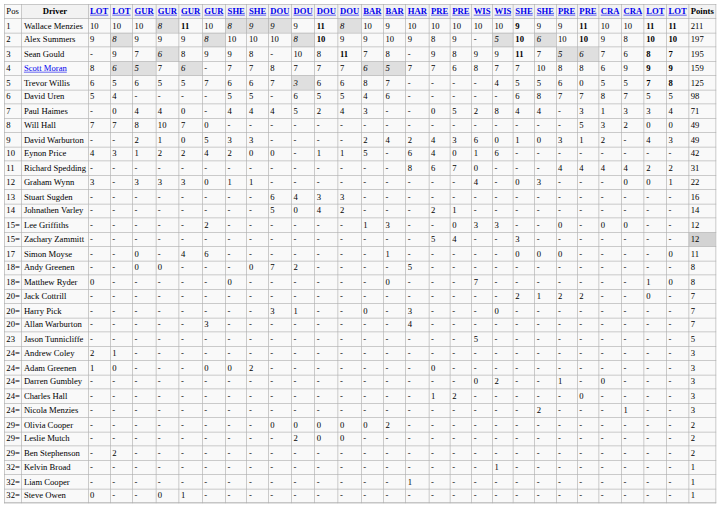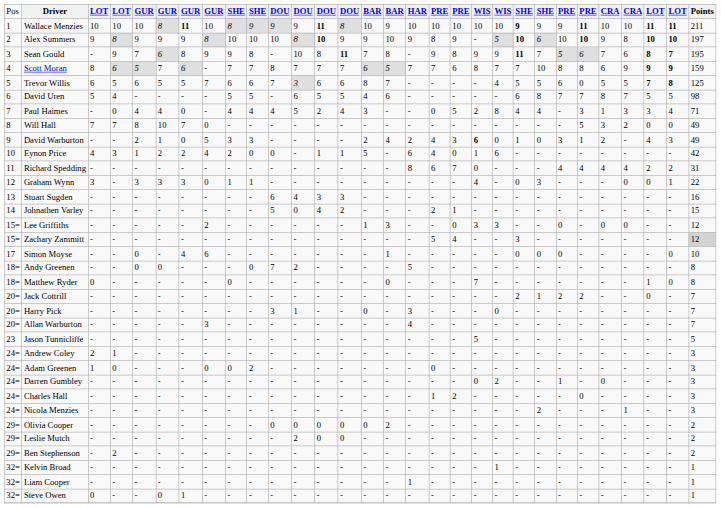(476, 140) normal -> (476, 140) bold
(695, 211) 14 -> (695, 211) 15
(695, 254) 11 -> (695, 254) 10
